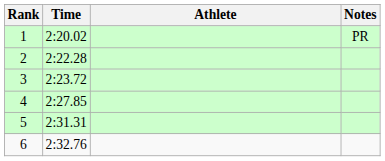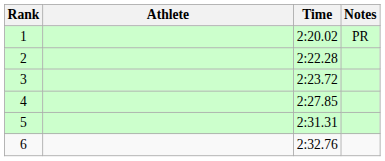columns swapped: (215, 15) <-> (66, 15)
